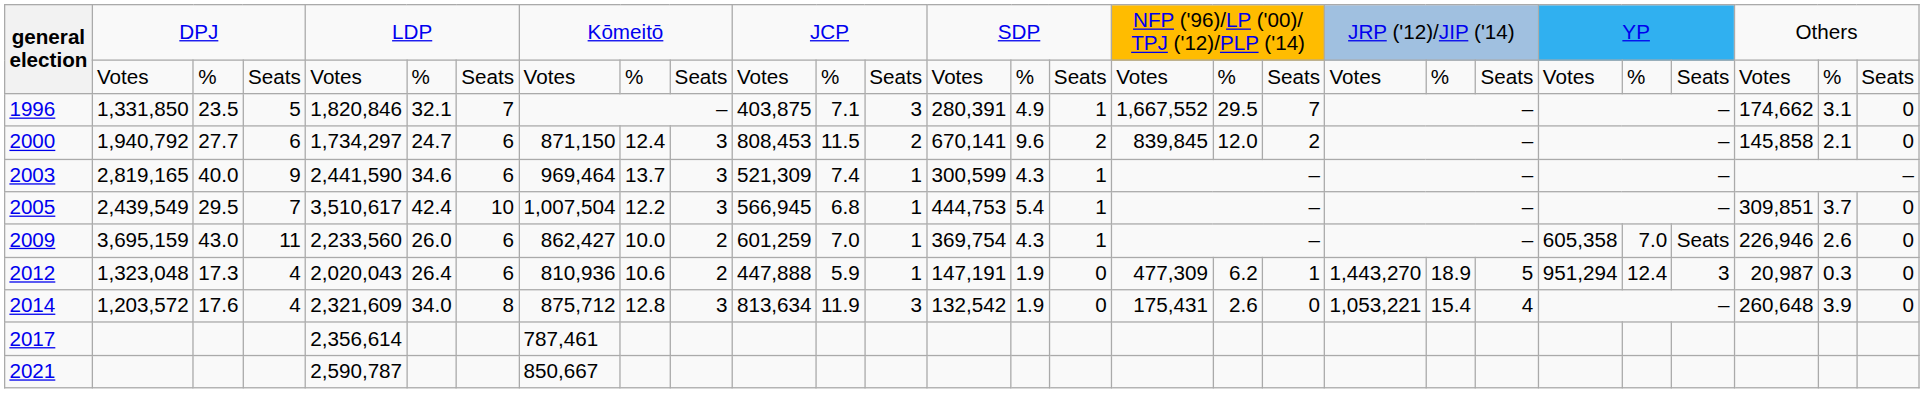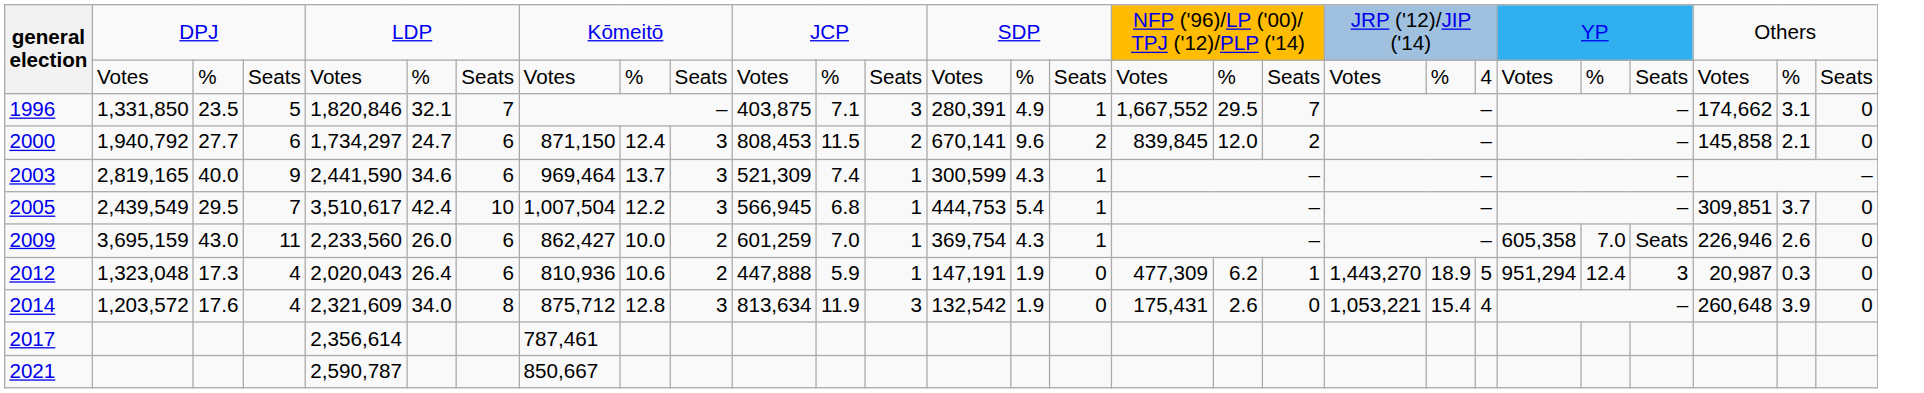(1507, 76) Seats -> (1486, 76) 4
